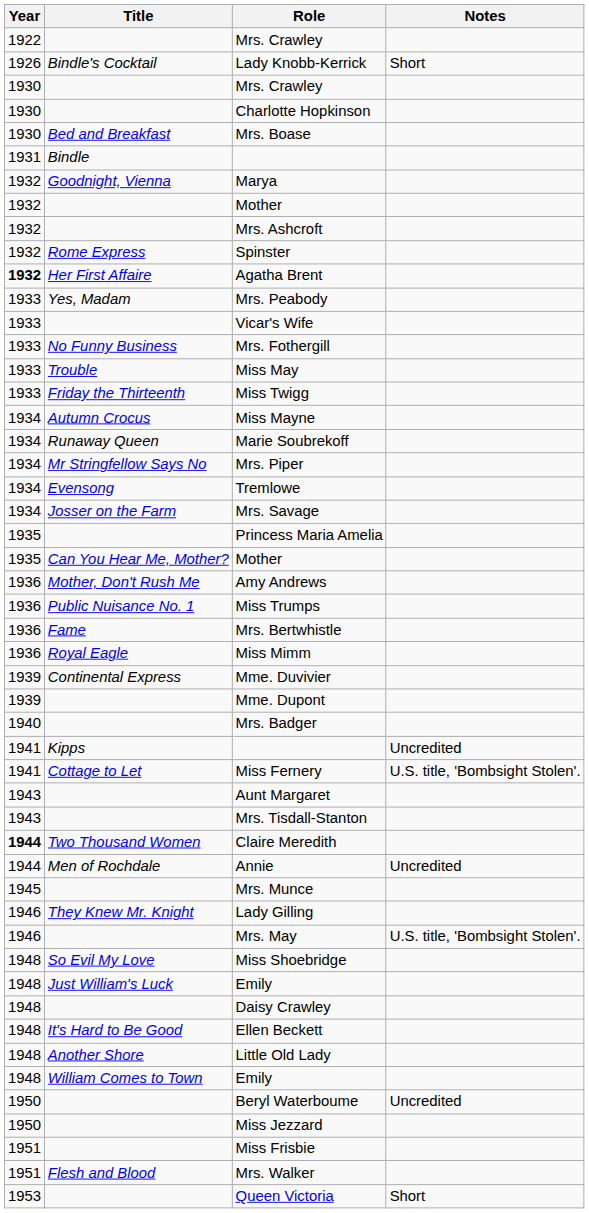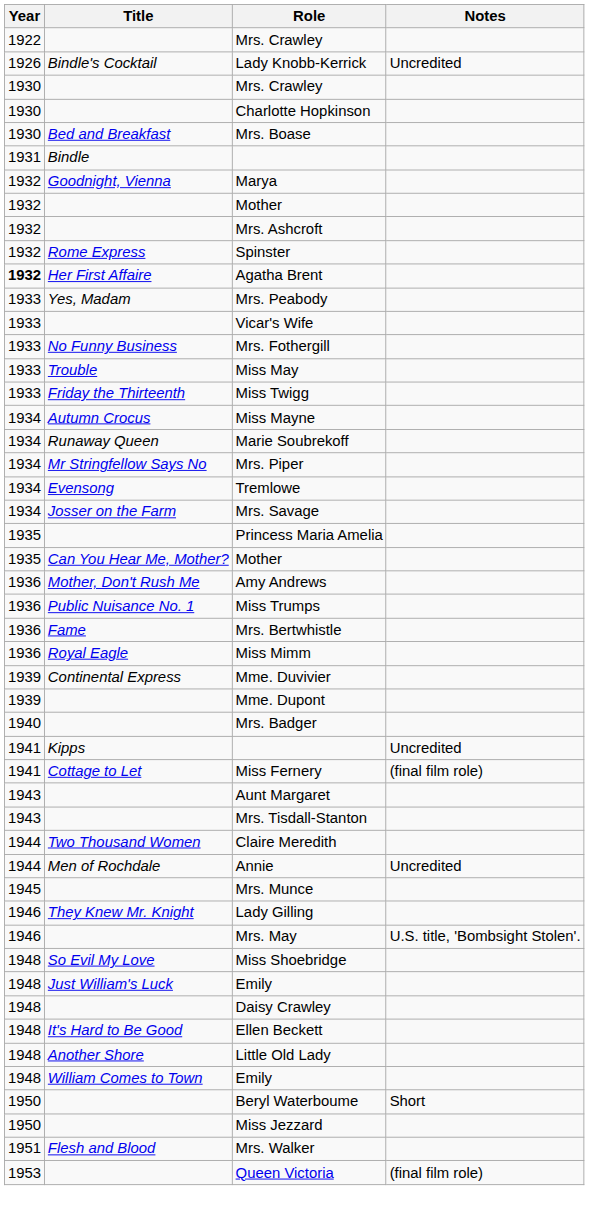(407, 63) Short -> (426, 63) Uncredited
(485, 771) U.S. title, 'Bombsight Stolen'. -> (436, 771) (final film role)
(24, 842) bold -> (24, 842) normal
(426, 1101) Uncredited -> (407, 1101) Short
- row: (138, 1149)
(407, 1196) Short -> (436, 1172) (final film role)
